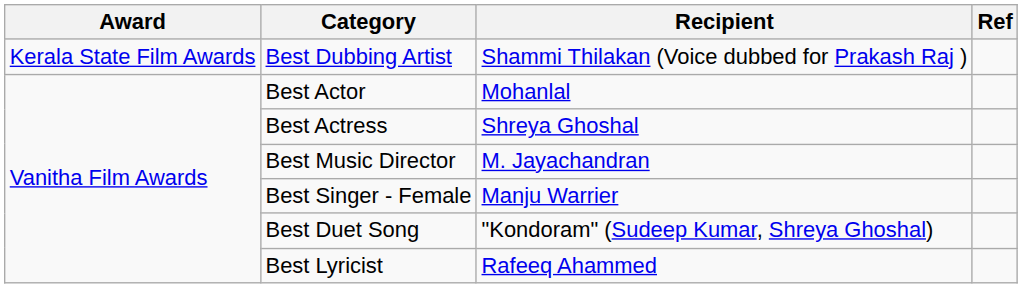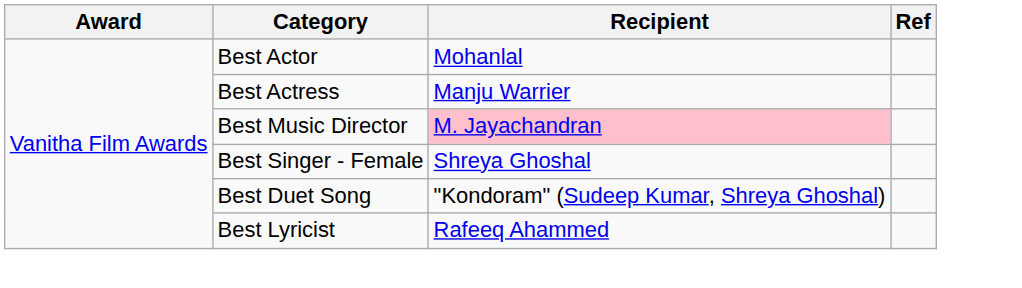- row: (359, 56)
(560, 126) Shreya Ghoshal -> (502, 91) Manju Warrier
(566, 160) no background -> (518, 126) pink background
(550, 195) Manju Warrier -> (512, 160) Shreya Ghoshal
